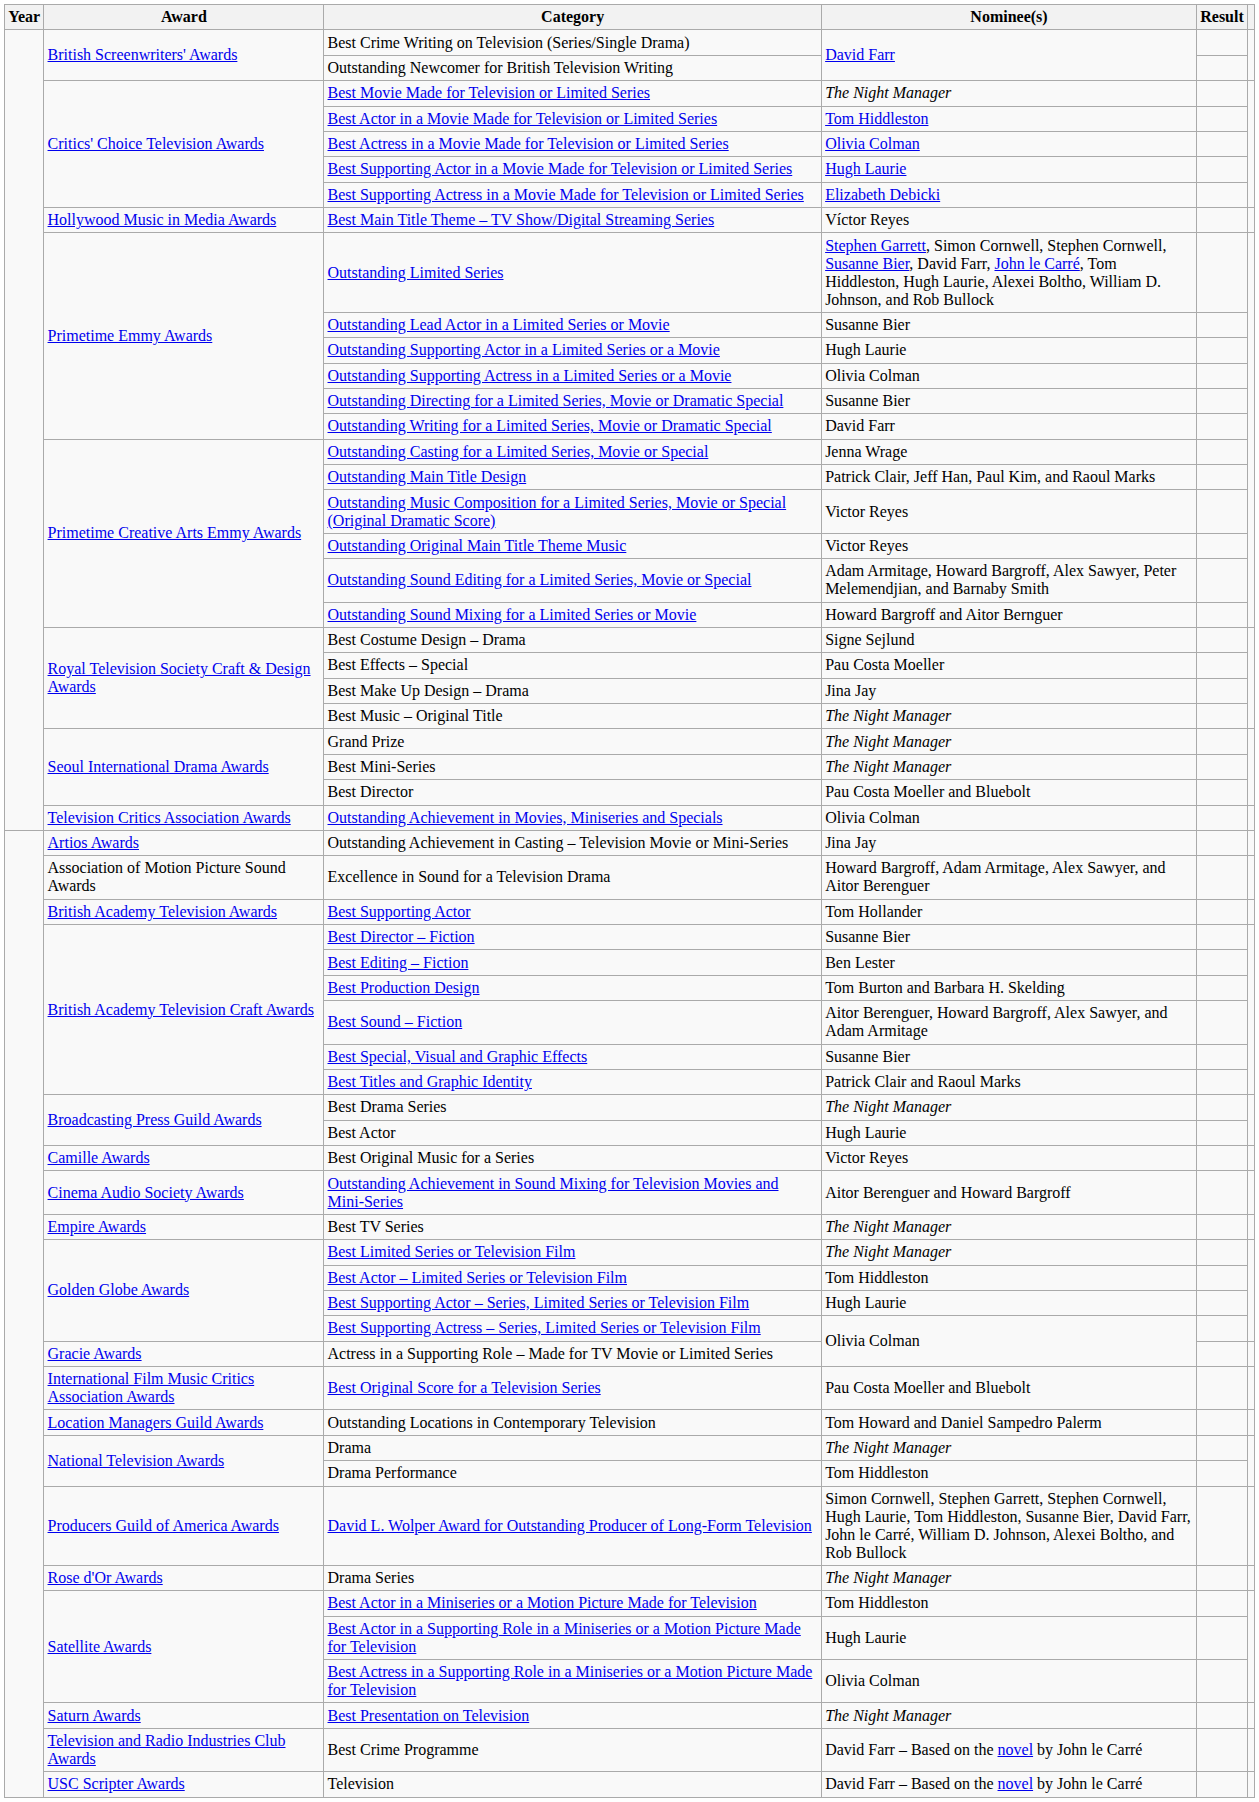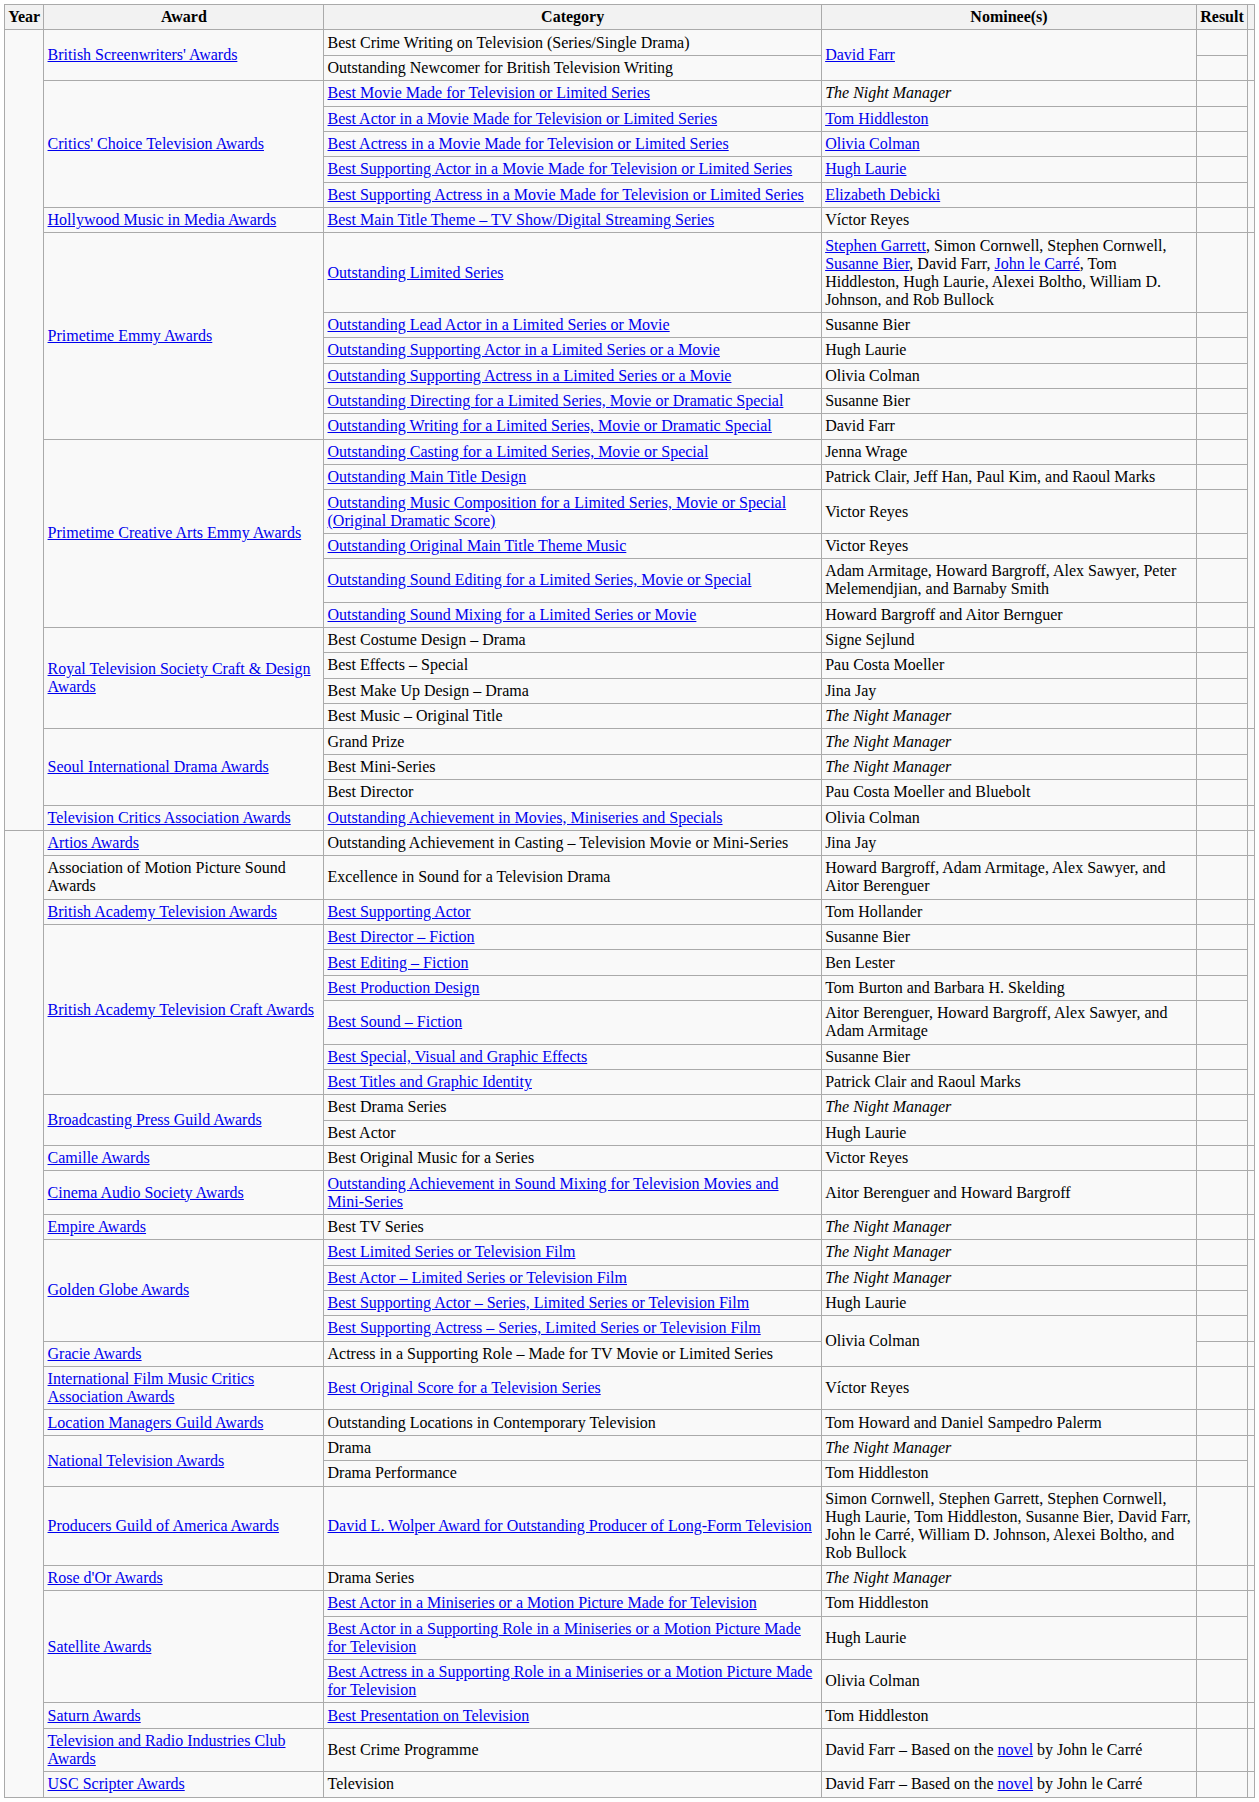(877, 1277) Tom Hiddleston -> (888, 1277) The Night Manager
(928, 1388) Pau Costa Moeller and Bluebolt -> (867, 1388) Víctor Reyes
(888, 1715) The Night Manager -> (877, 1715) Tom Hiddleston
